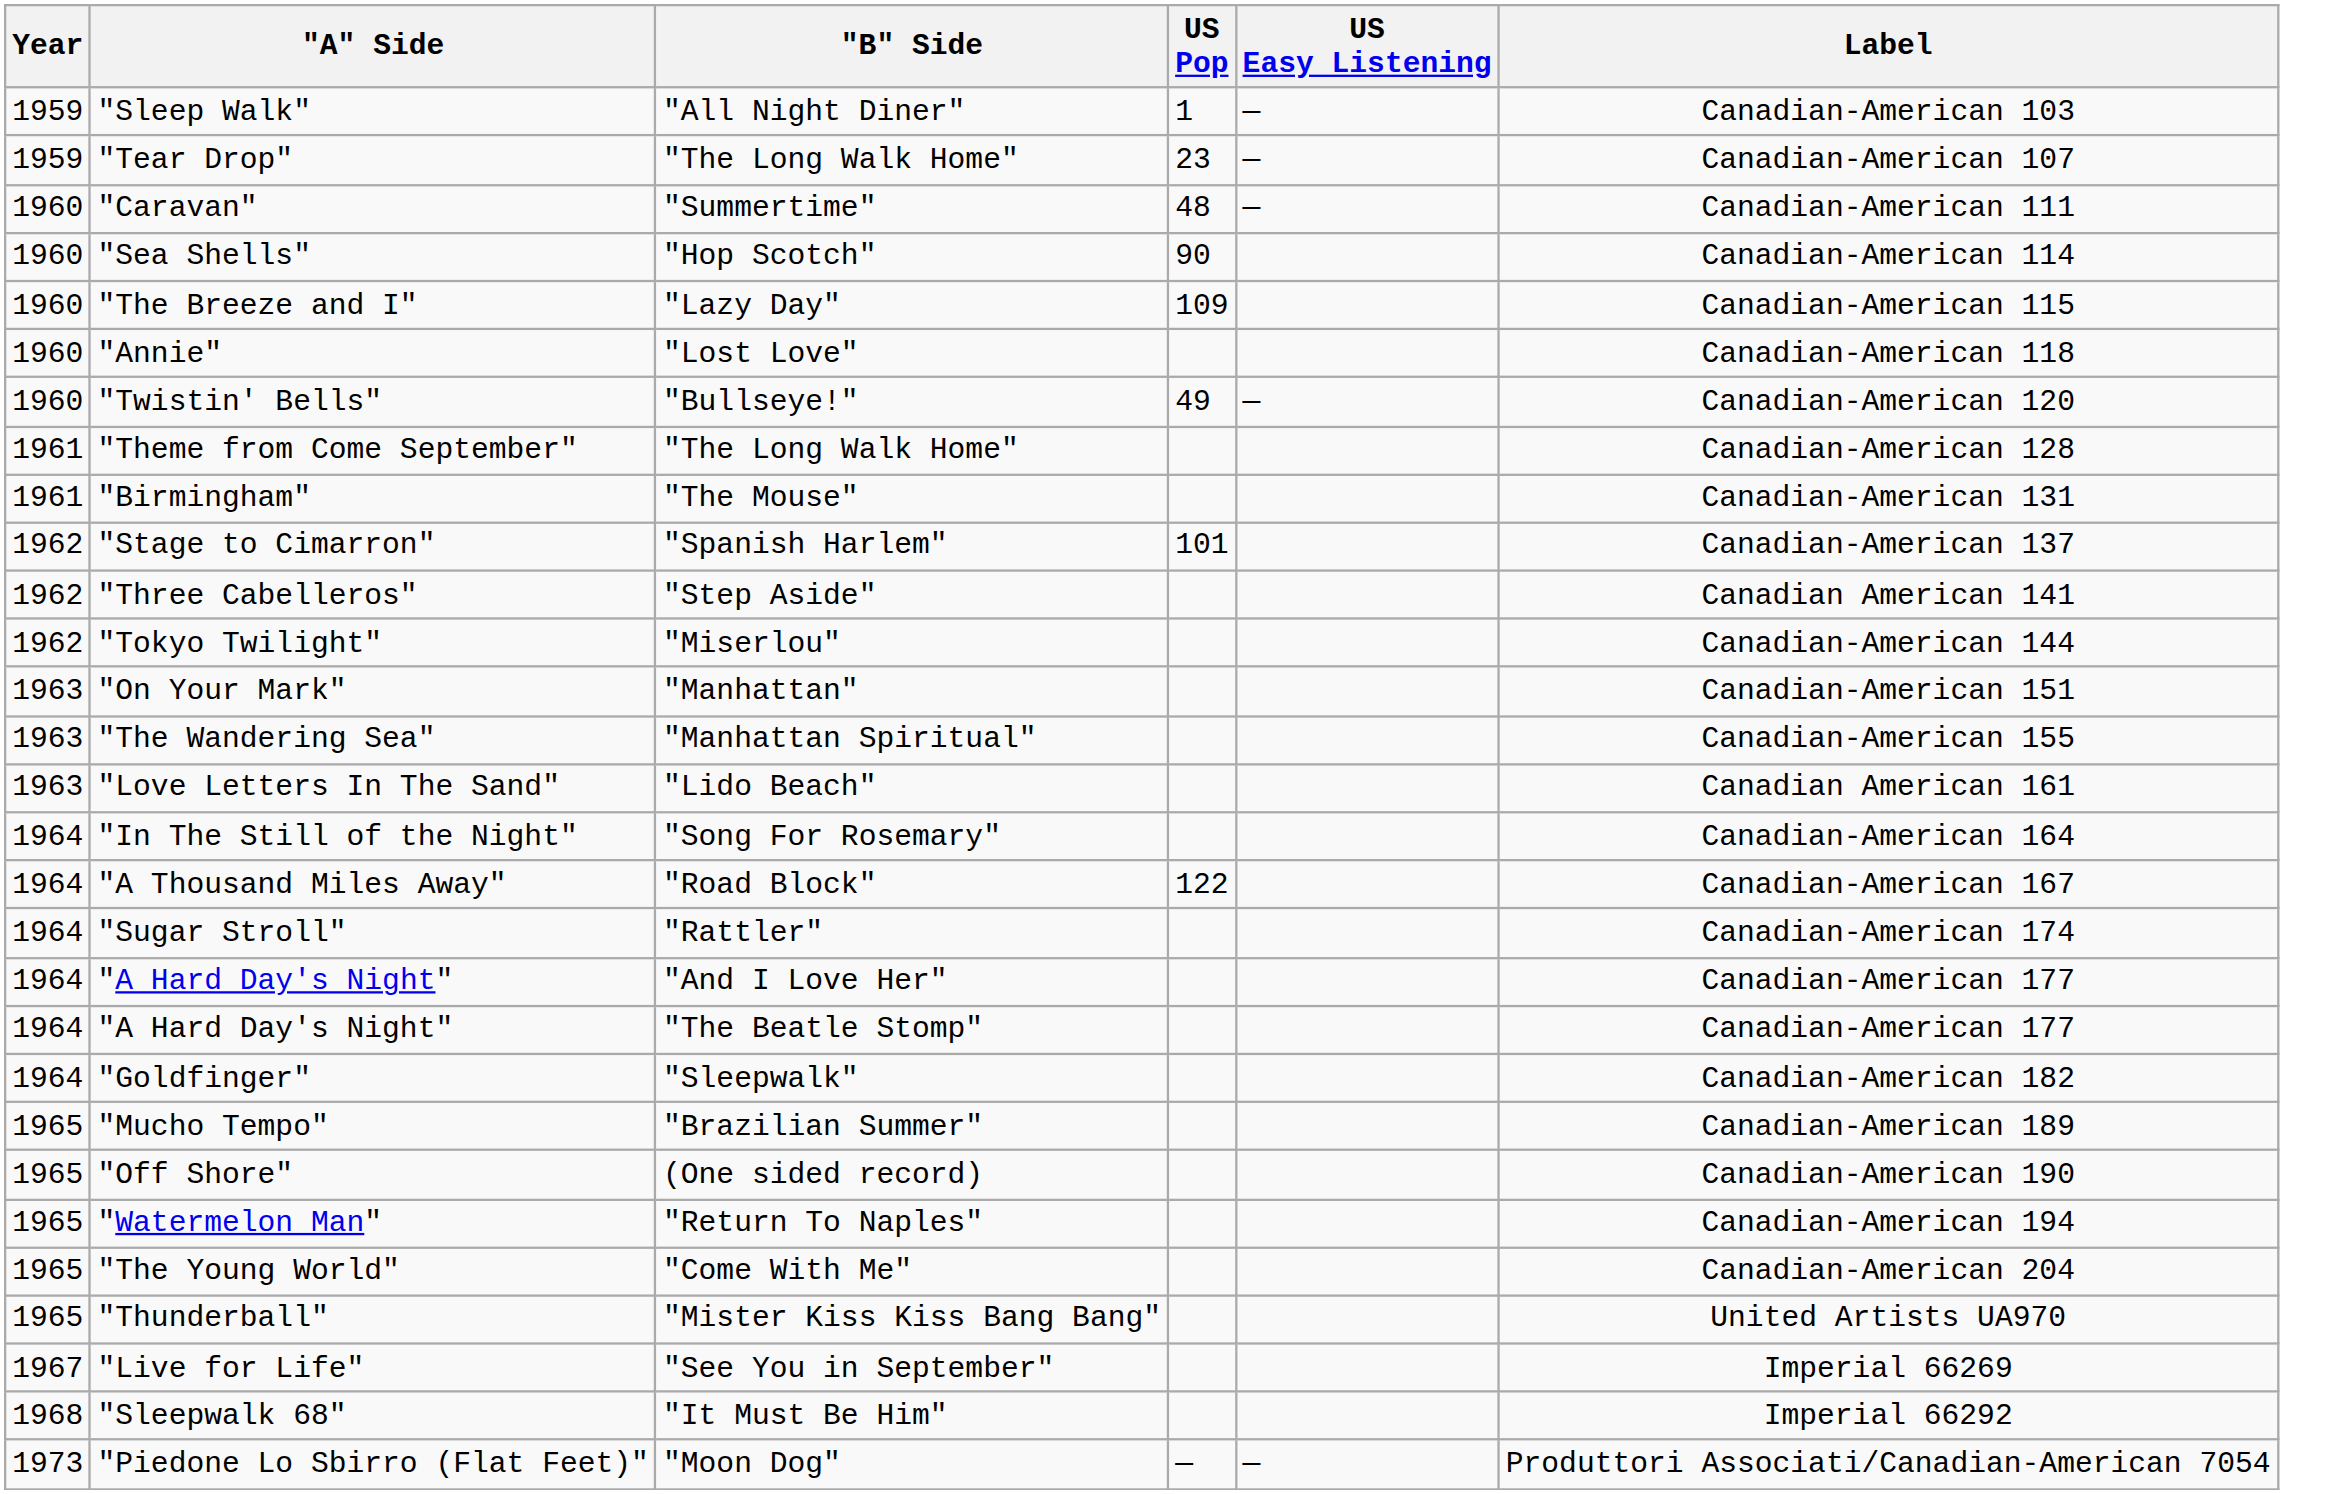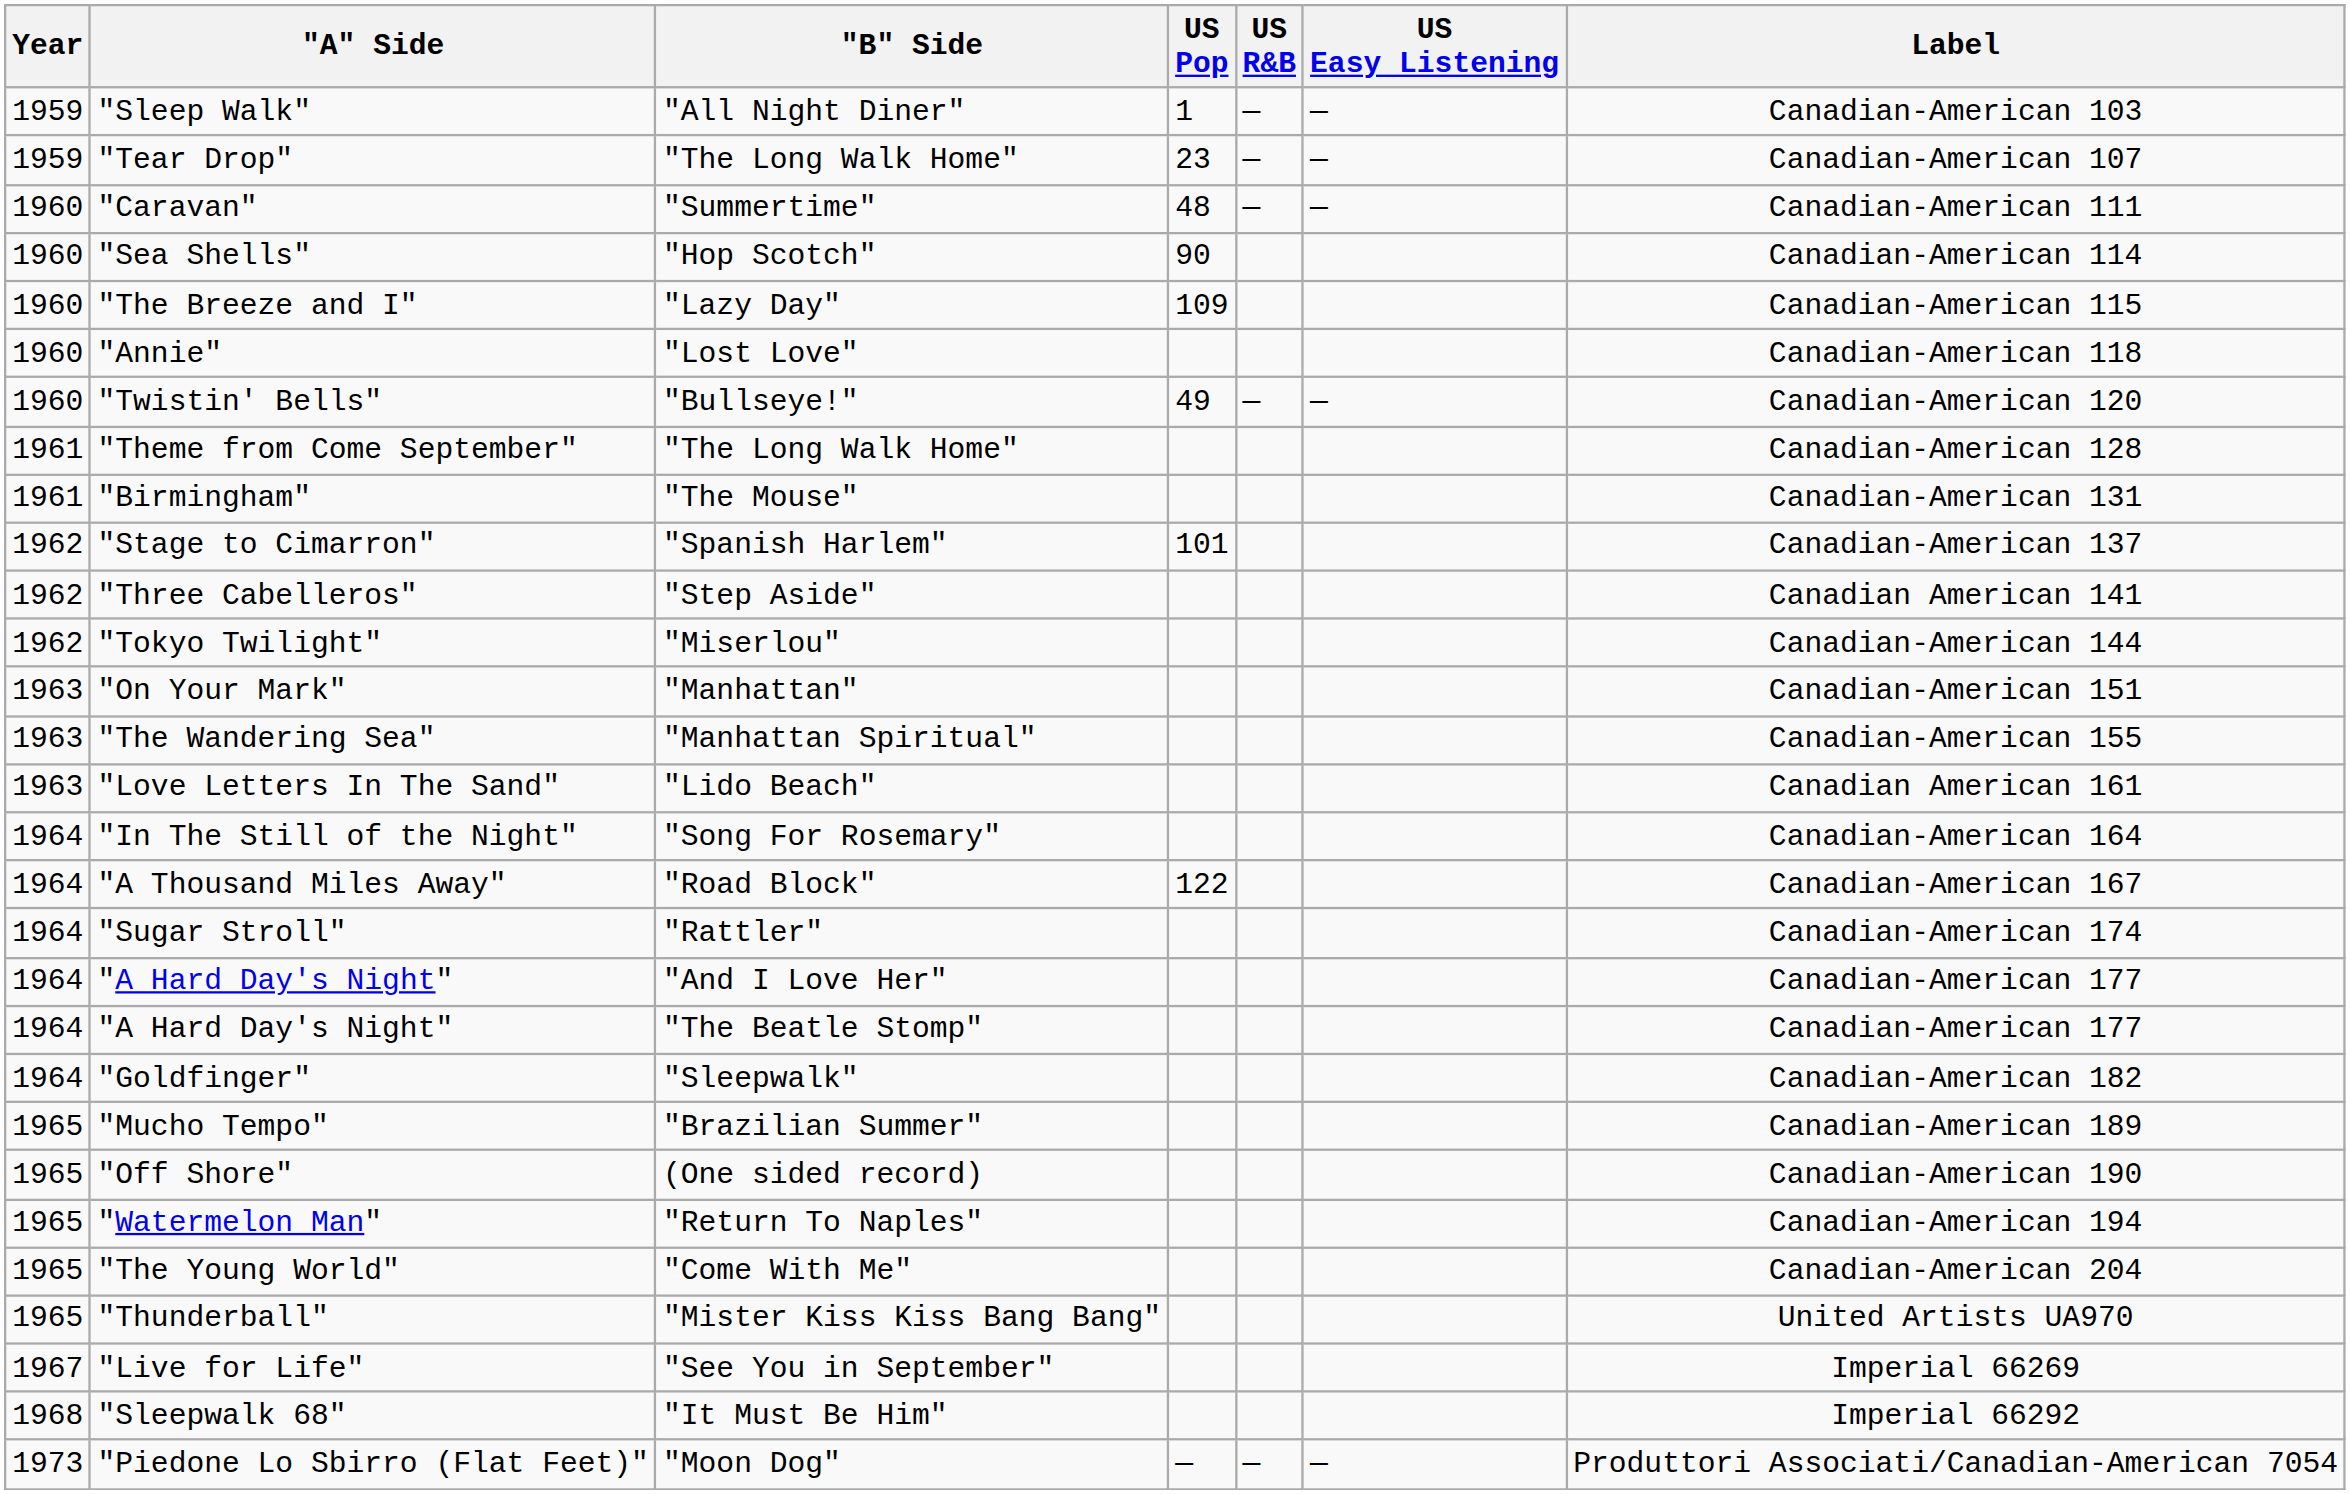+ column: (1269, 46)
